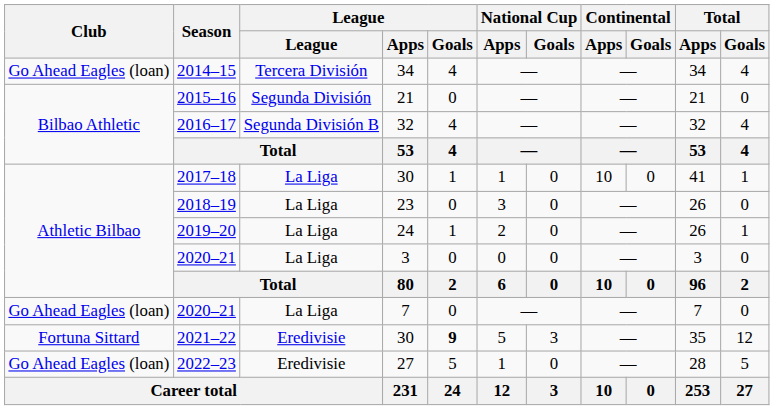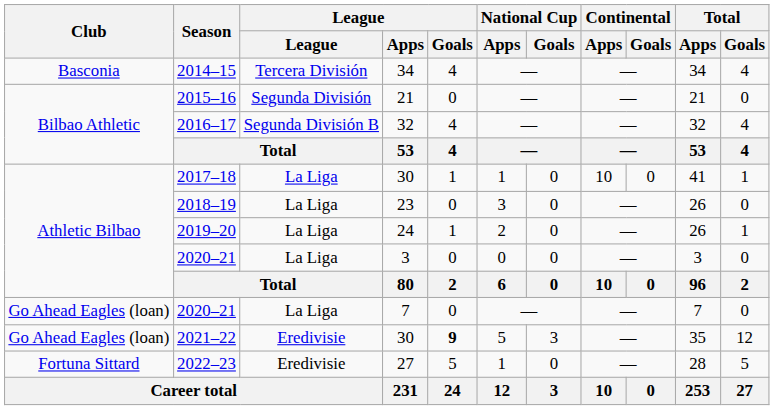(89, 71) Go Ahead Eagles (loan) -> (89, 71) Basconia
(89, 337) Fortuna Sittard -> (89, 337) Go Ahead Eagles (loan)
(89, 364) Go Ahead Eagles (loan) -> (89, 364) Fortuna Sittard
